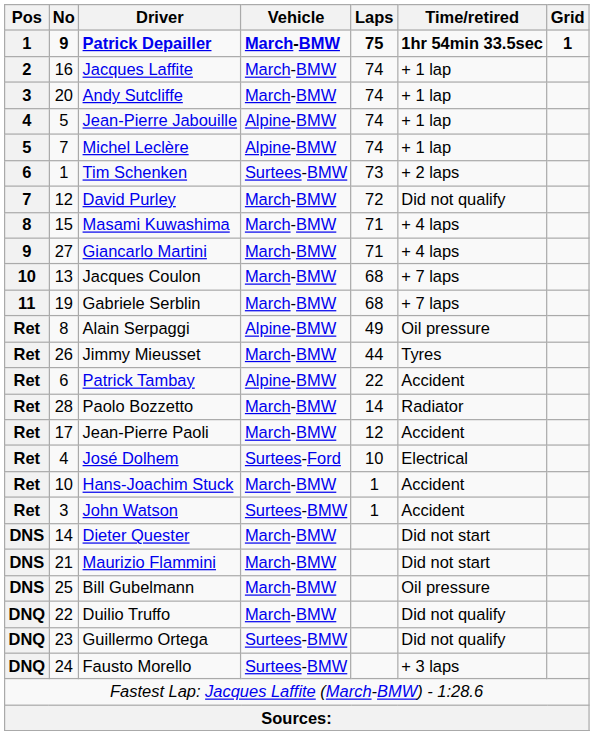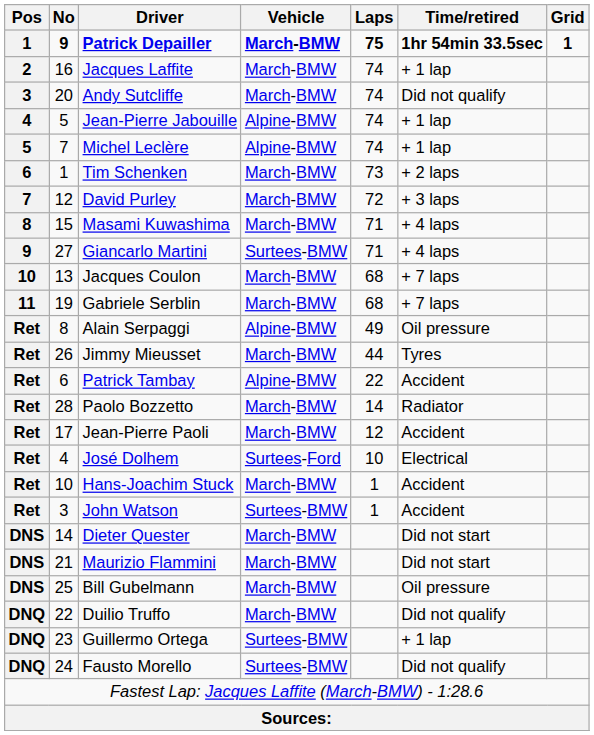(426, 95) + 1 lap -> (453, 95) Did not qualify
(296, 173) Surtees-BMW -> (291, 173) March-BMW
(453, 199) Did not qualify -> (430, 199) + 3 laps
(291, 251) March-BMW -> (296, 251) Surtees-BMW
(453, 640) Did not qualify -> (426, 640) + 1 lap
(430, 666) + 3 laps -> (453, 666) Did not qualify
